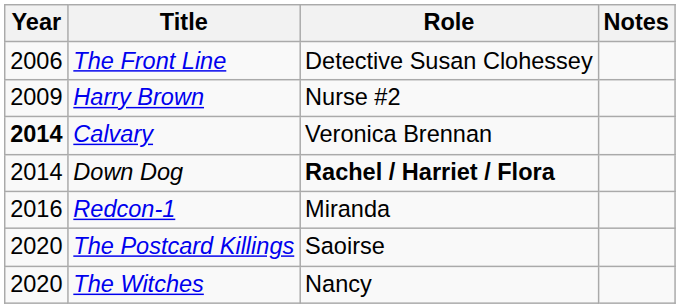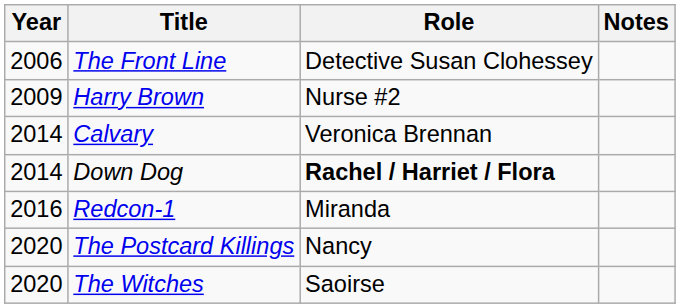(36, 135) bold -> (36, 135) normal
(345, 246) Saoirse -> (338, 246) Nancy
(338, 284) Nancy -> (345, 284) Saoirse
